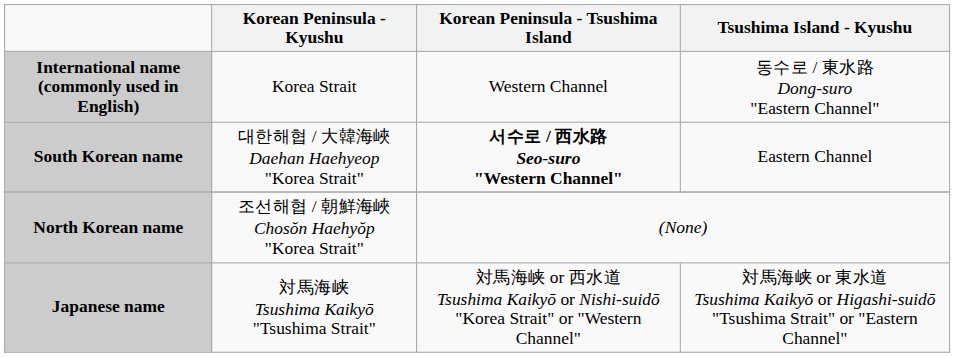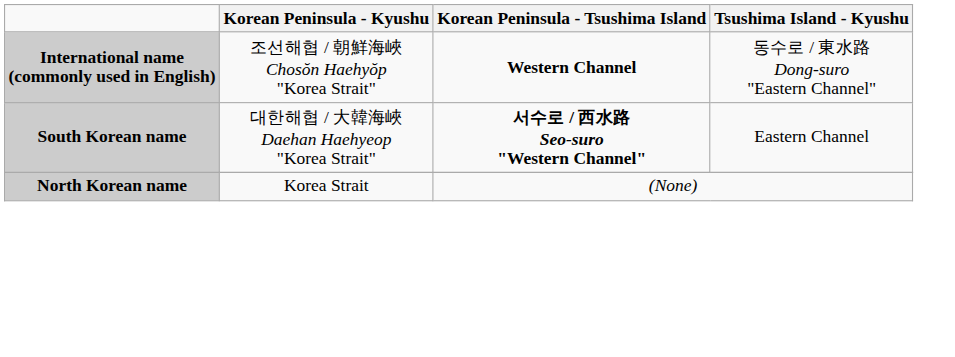(314, 86) Korea Strait -> (326, 67) 조선해협 / 朝鮮海峽 Chosŏn Haehyŏp "Korea Strait"
(548, 86) normal -> (572, 67) bold
(314, 227) 조선해협 / 朝鮮海峽 Chosŏn Haehyŏp "Korea Strait" -> (326, 186) Korea Strait
- row: (108, 307)
